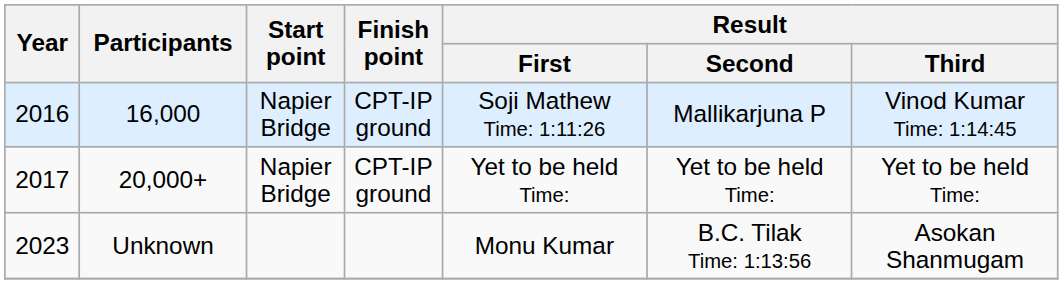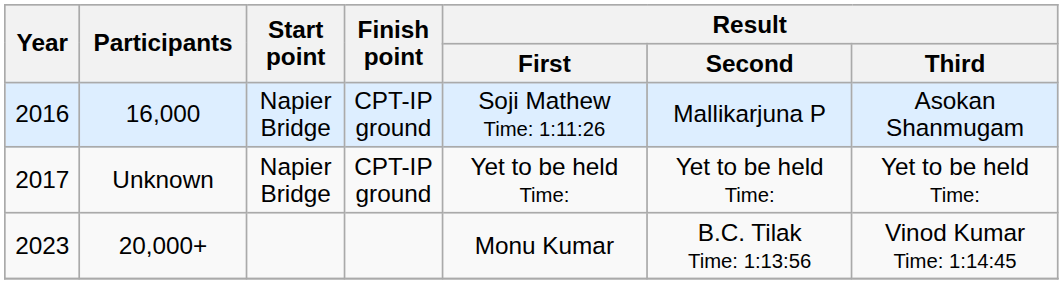(955, 115) Vinod Kumar Time: 1:14:45 -> (955, 115) Asokan Shanmugam
(163, 180) 20,000+ -> (163, 180) Unknown
(163, 246) Unknown -> (163, 246) 20,000+
(955, 246) Asokan Shanmugam -> (955, 246) Vinod Kumar Time: 1:14:45
